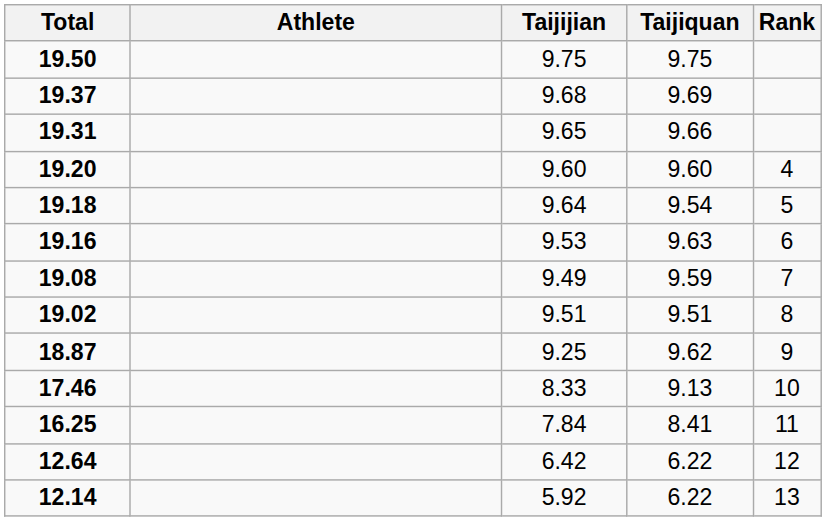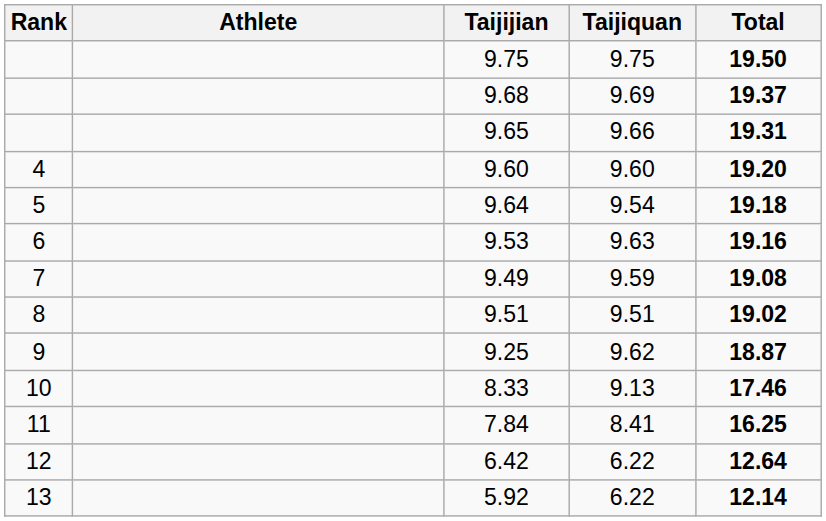columns swapped: (787, 22) <-> (68, 22)
